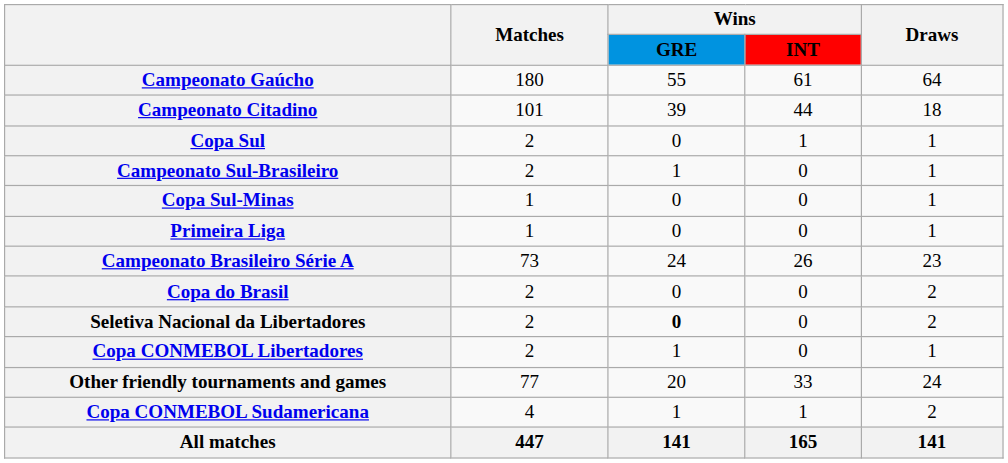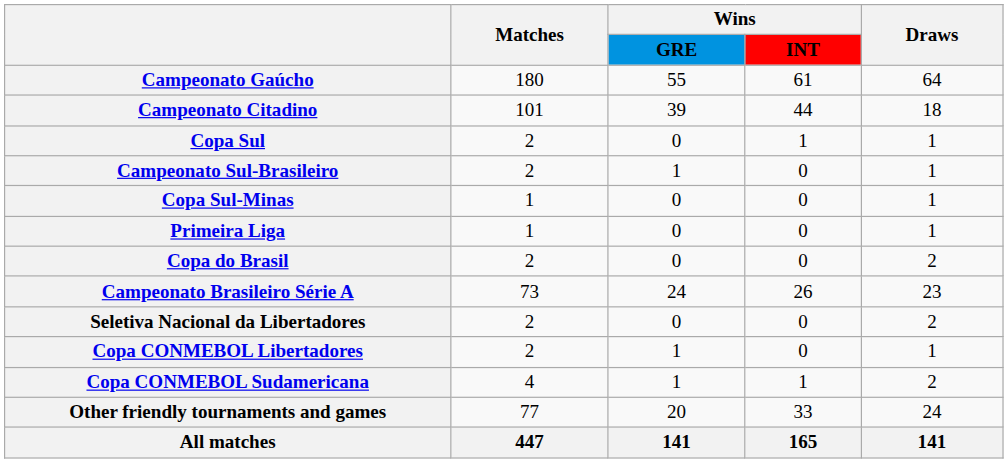rows swapped: (228, 261) <-> (228, 291)
(677, 321) bold -> (677, 321) normal
rows swapped: (228, 412) <-> (228, 381)
